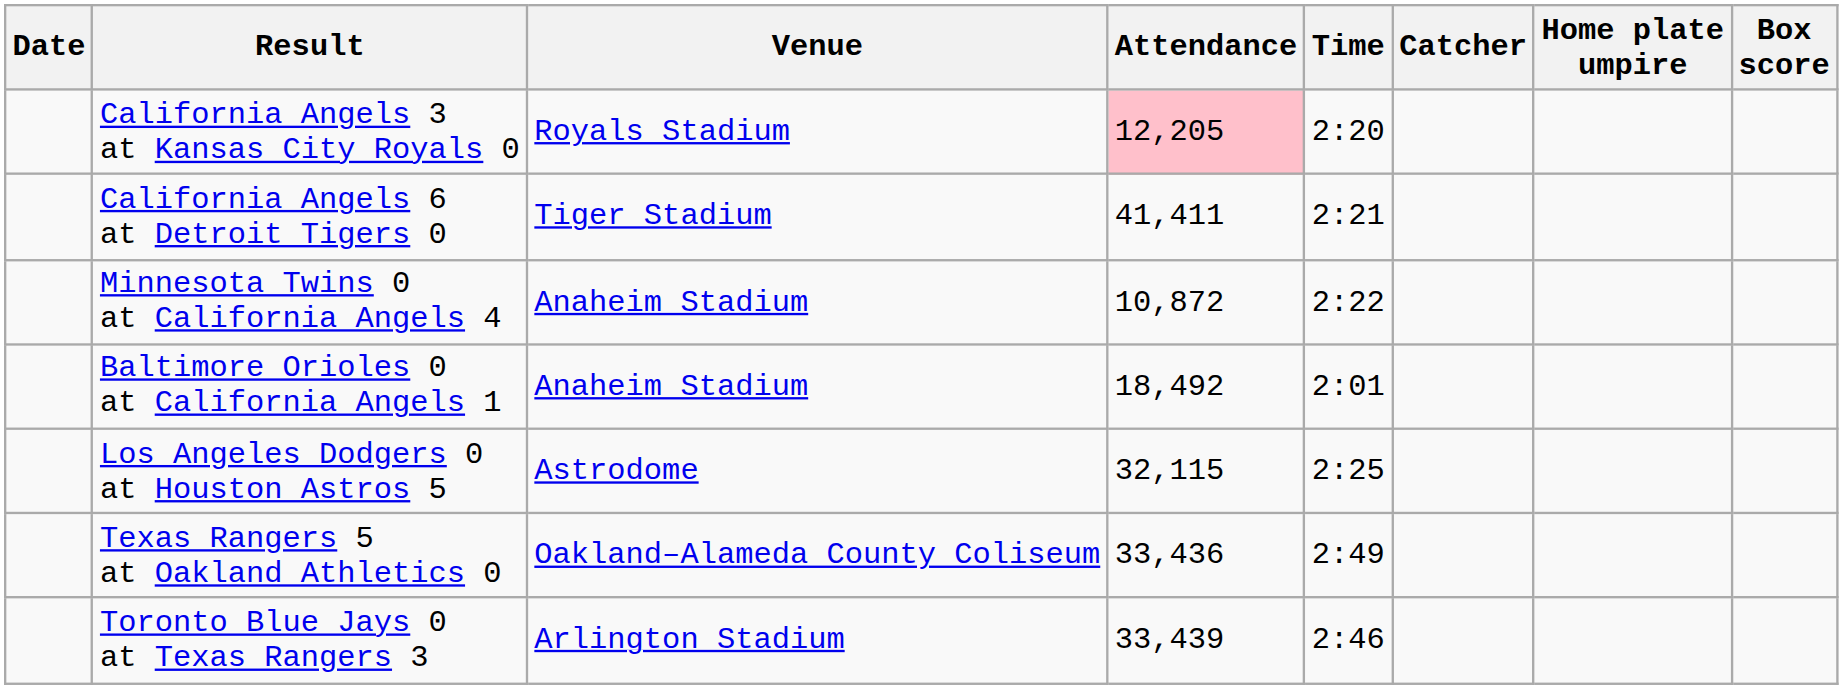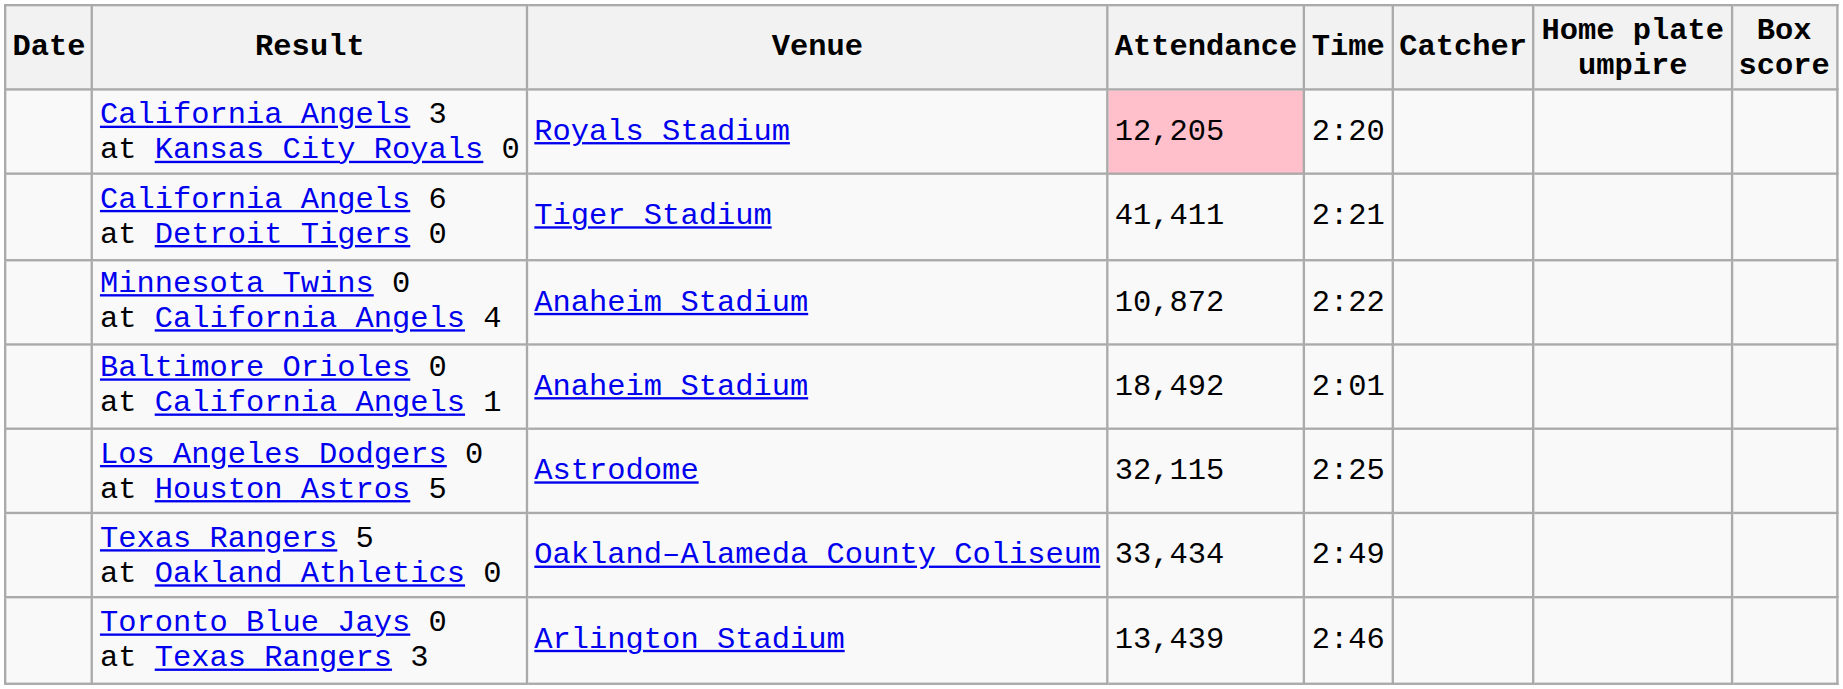(1170, 556) 33,436 -> (1170, 556) 33,434
(1170, 640) 33,439 -> (1170, 640) 13,439
